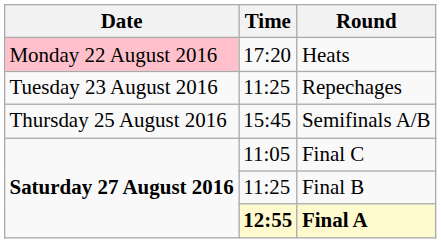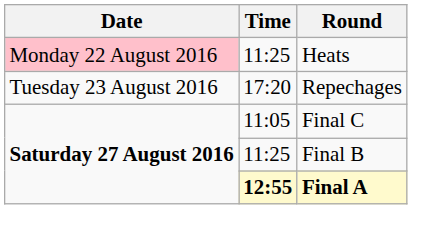(267, 54) 17:20 -> (267, 54) 11:25
(267, 87) 11:25 -> (267, 87) 17:20
- row: (366, 120)
